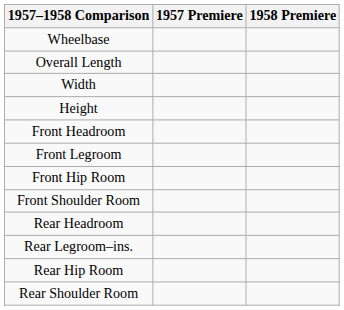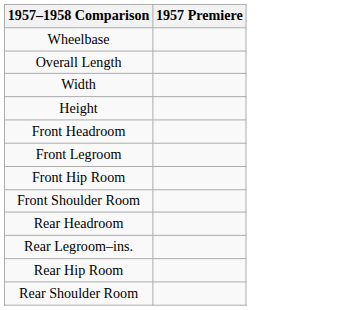- column: (293, 15)
